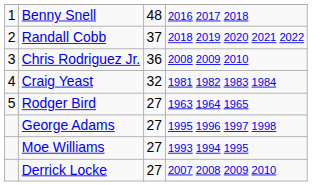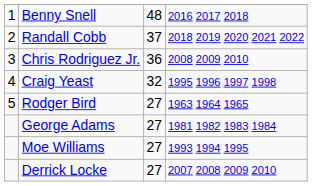(222, 82) 1981 1982 1983 1984 -> (222, 82) 1995 1996 1997 1998
(222, 126) 1995 1996 1997 1998 -> (222, 126) 1981 1982 1983 1984
